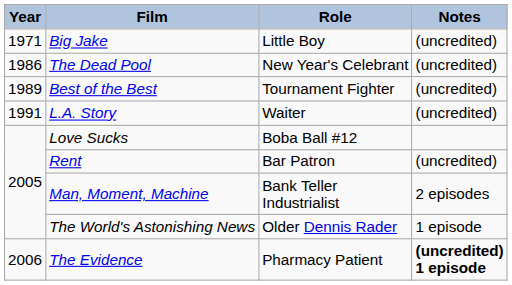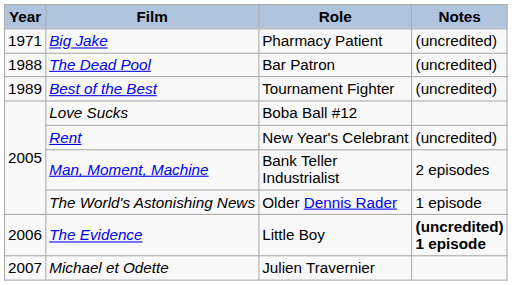(294, 41) Little Boy -> (322, 41) Pharmacy Patient
(25, 65) 1986 -> (25, 65) 1988
(335, 65) New Year's Celebrant -> (299, 65) Bar Patron
- row: (83, 113)
(299, 162) Bar Patron -> (335, 138) New Year's Celebrant
(322, 259) Pharmacy Patient -> (294, 235) Little Boy
+ row: (109, 268)
